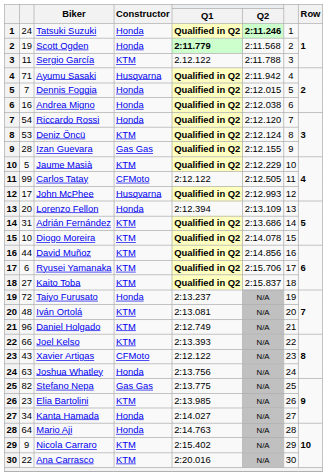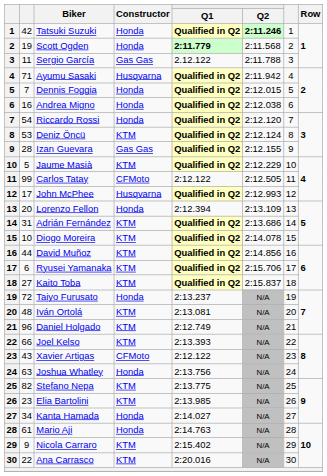(27, 31) 24 -> (27, 31) 42
(126, 60) KTM -> (135, 60) Gas Gas
(135, 386) Gas Gas -> (126, 386) KTM
(27, 430) 64 -> (27, 430) 61
